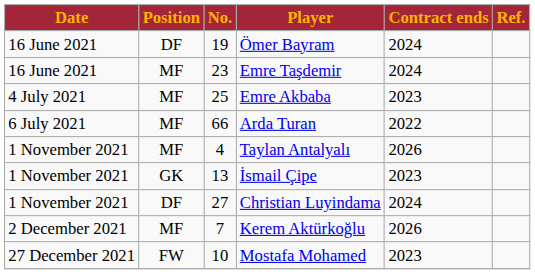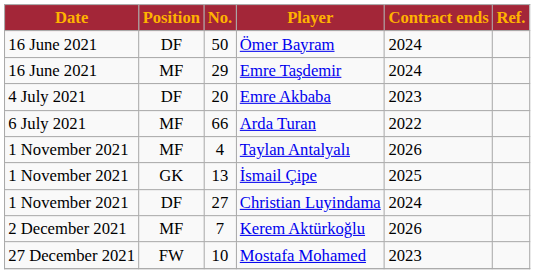(220, 44) 19 -> (220, 44) 50
(220, 70) 23 -> (220, 70) 29
(171, 96) MF -> (171, 96) DF
(220, 96) 25 -> (220, 96) 20
(405, 176) 2023 -> (405, 176) 2025
